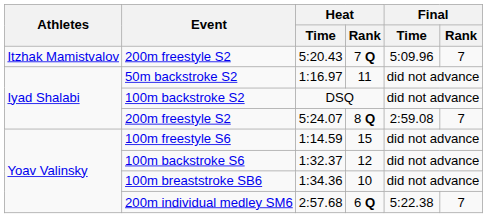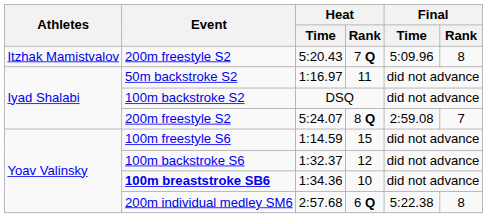(461, 56) 7 -> (461, 56) 8
(194, 181) normal -> (198, 181) bold
(461, 202) 7 -> (461, 202) 8
